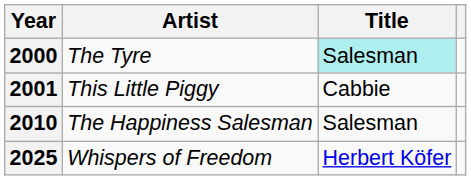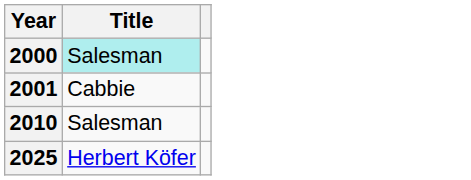- column: (190, 21)
